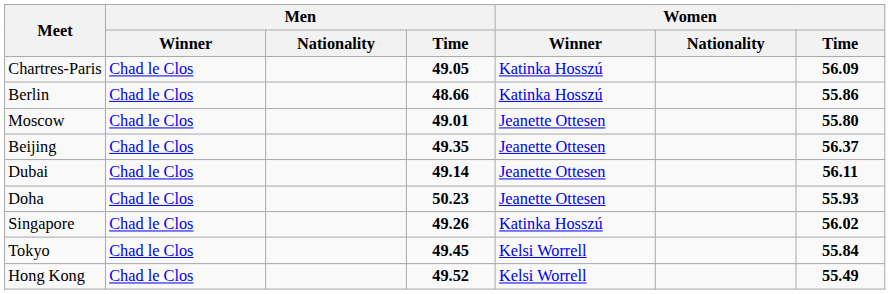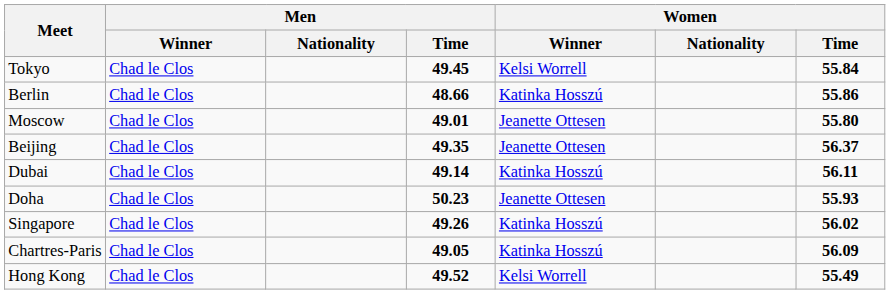rows swapped: (55, 69) <-> (29, 250)
(552, 172) Jeanette Ottesen -> (551, 172) Katinka Hosszú
